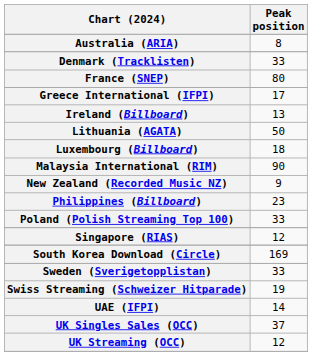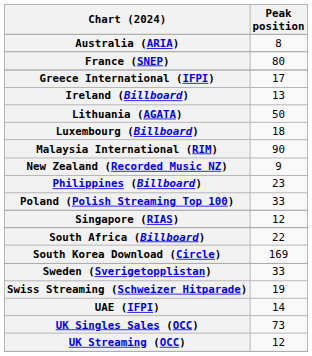- row: (127, 61)
+ row: (127, 237)
(278, 325) 37 -> (278, 325) 73
